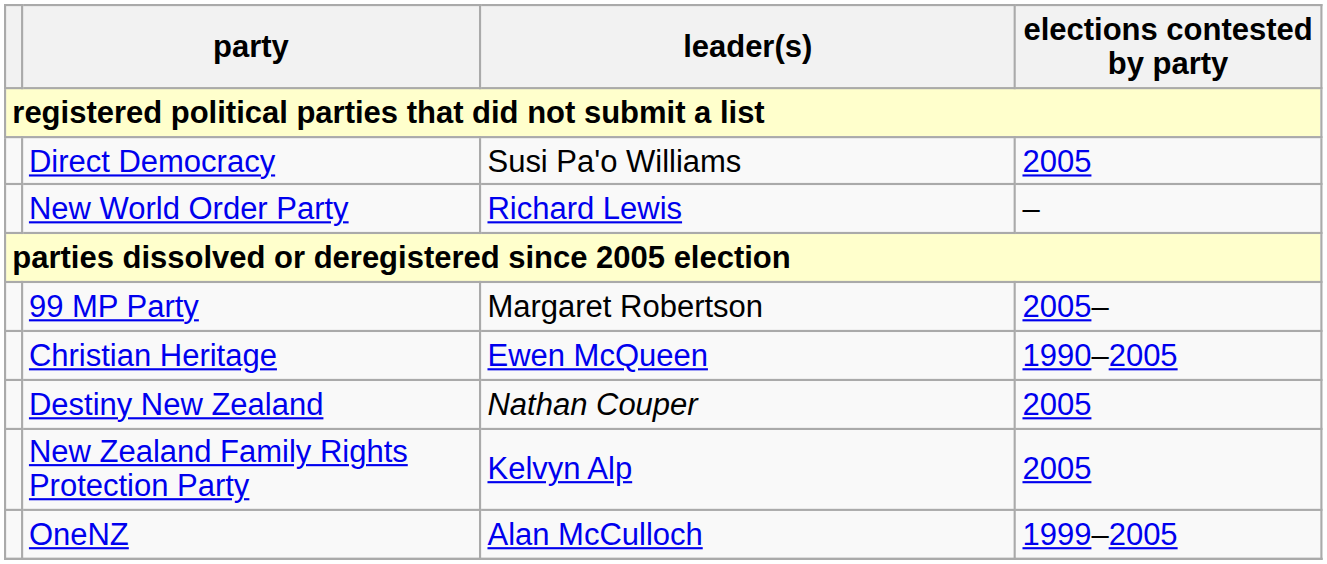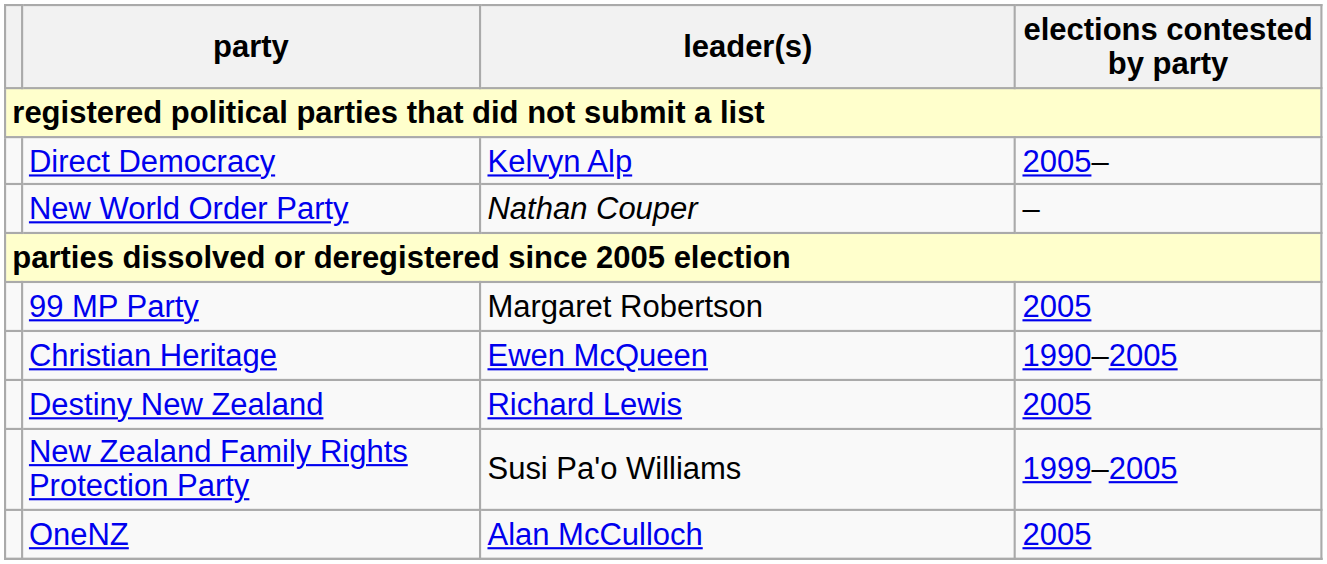(614, 160) Susi Pa'o Williams -> (560, 160) Kelvyn Alp
(1057, 160) 2005 -> (1066, 160) 2005–
(585, 209) Richard Lewis -> (593, 209) Nathan Couper
(1066, 306) 2005– -> (1057, 306) 2005
(593, 403) Nathan Couper -> (585, 403) Richard Lewis
(560, 469) Kelvyn Alp -> (614, 469) Susi Pa'o Williams
(1057, 469) 2005 -> (1100, 469) 1999–2005
(1100, 534) 1999–2005 -> (1057, 534) 2005
